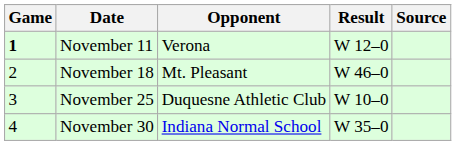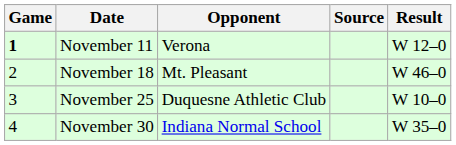columns swapped: (361, 18) <-> (421, 18)
